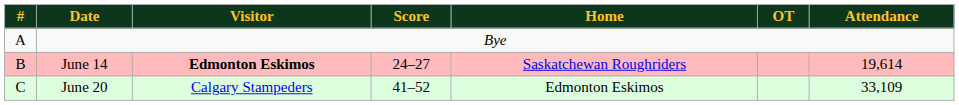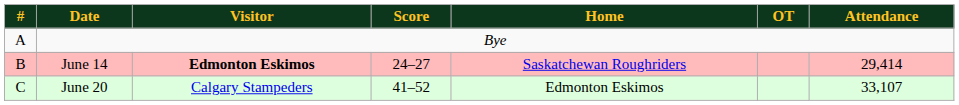(882, 64) 19,614 -> (882, 64) 29,414
(882, 87) 33,109 -> (882, 87) 33,107
